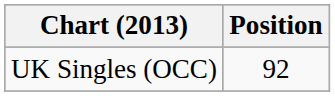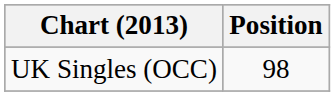(276, 68) 92 -> (276, 68) 98
